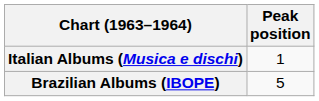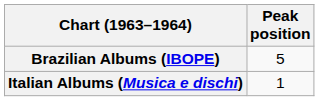rows swapped: (125, 83) <-> (125, 58)
